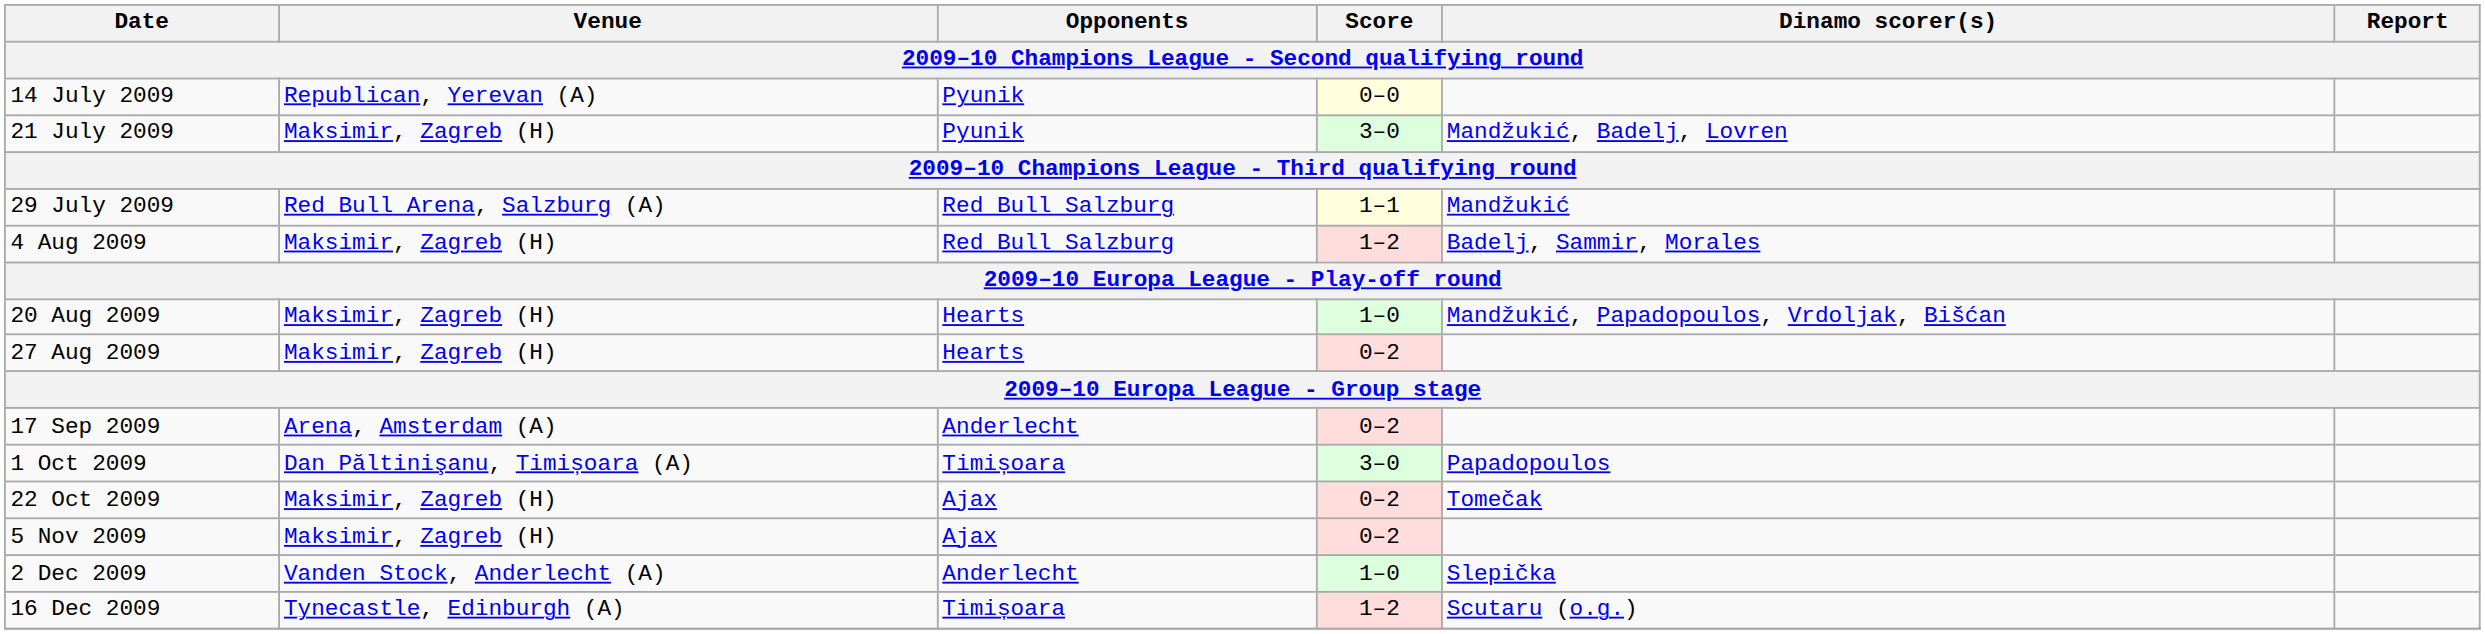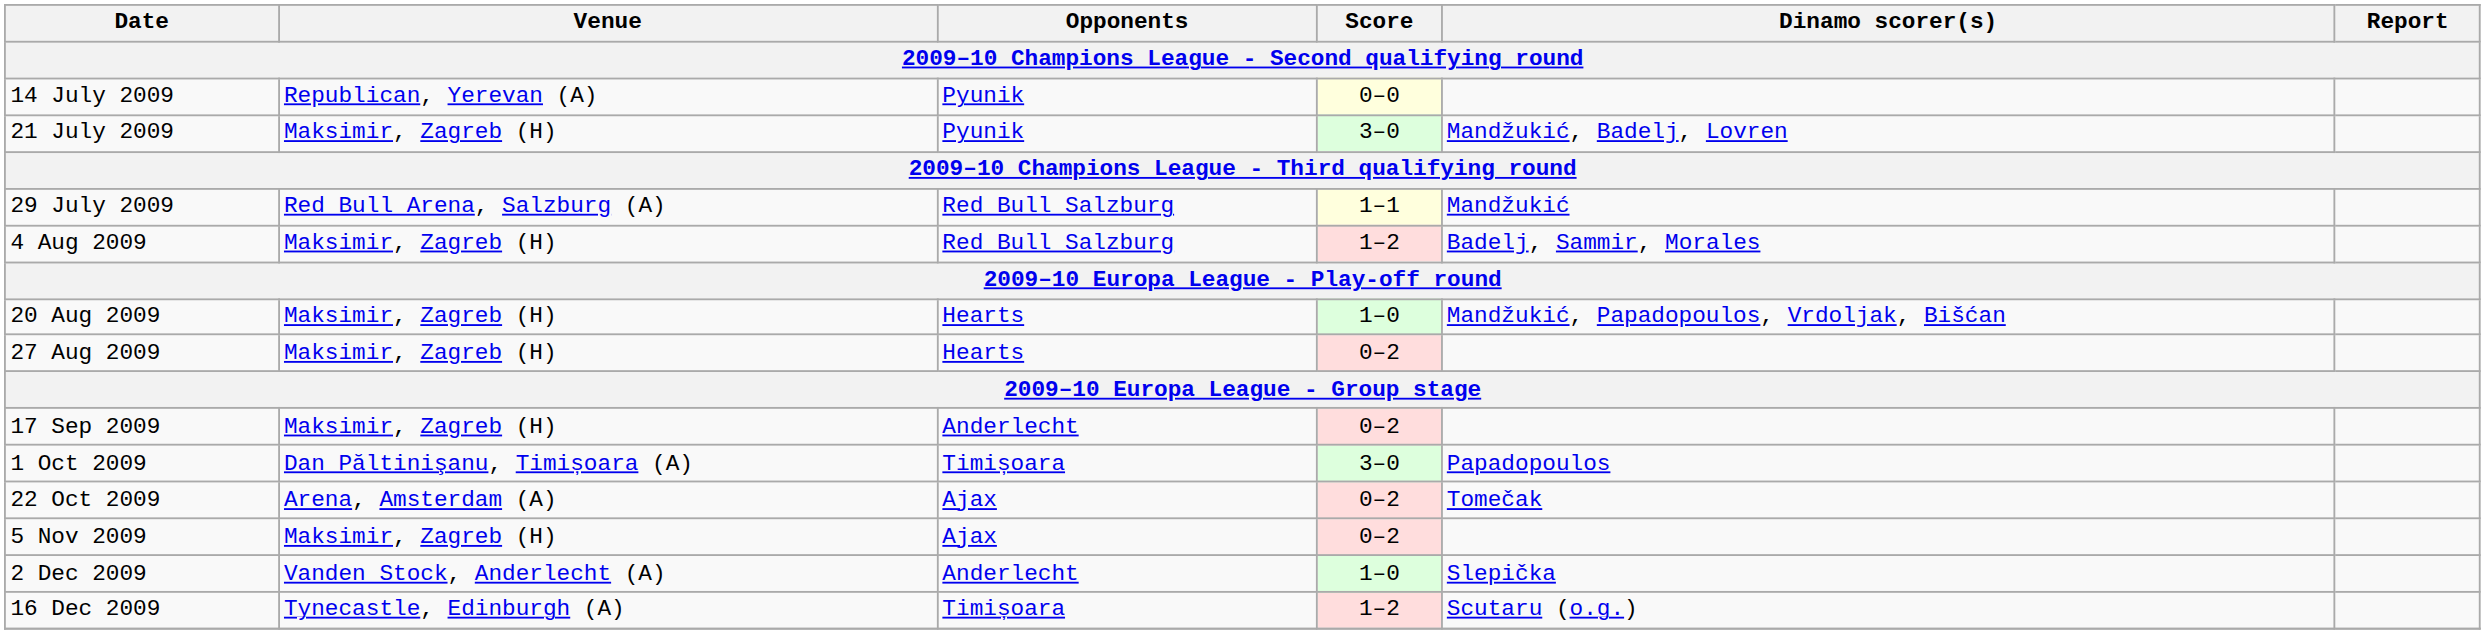(420, 427) Arena, Amsterdam (A) -> (420, 427) Maksimir, Zagreb (H)
(420, 501) Maksimir, Zagreb (H) -> (420, 501) Arena, Amsterdam (A)
